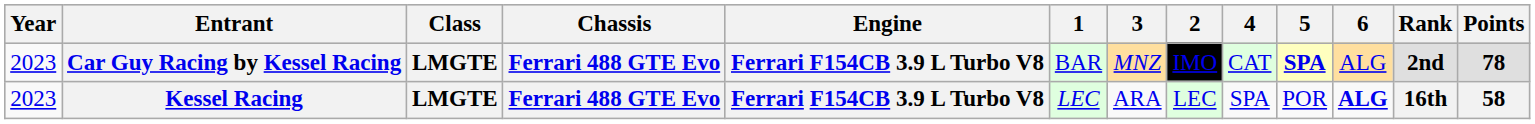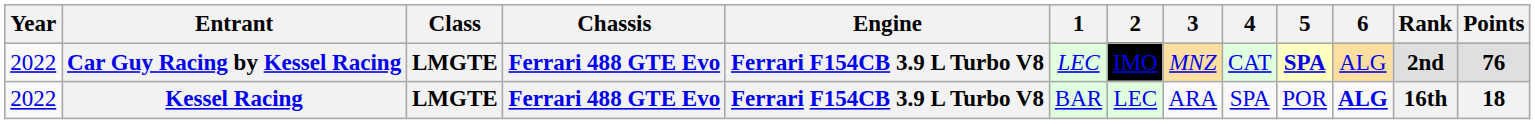columns swapped: (1195, 23) <-> (1137, 23)
(33, 61) 2023 -> (33, 61) 2022
(1079, 61) BAR -> (1078, 61) LEC
(1494, 61) 78 -> (1494, 61) 76
(33, 99) 2023 -> (33, 99) 2022
(1078, 99) LEC -> (1079, 99) BAR
(1494, 99) 58 -> (1494, 99) 18
